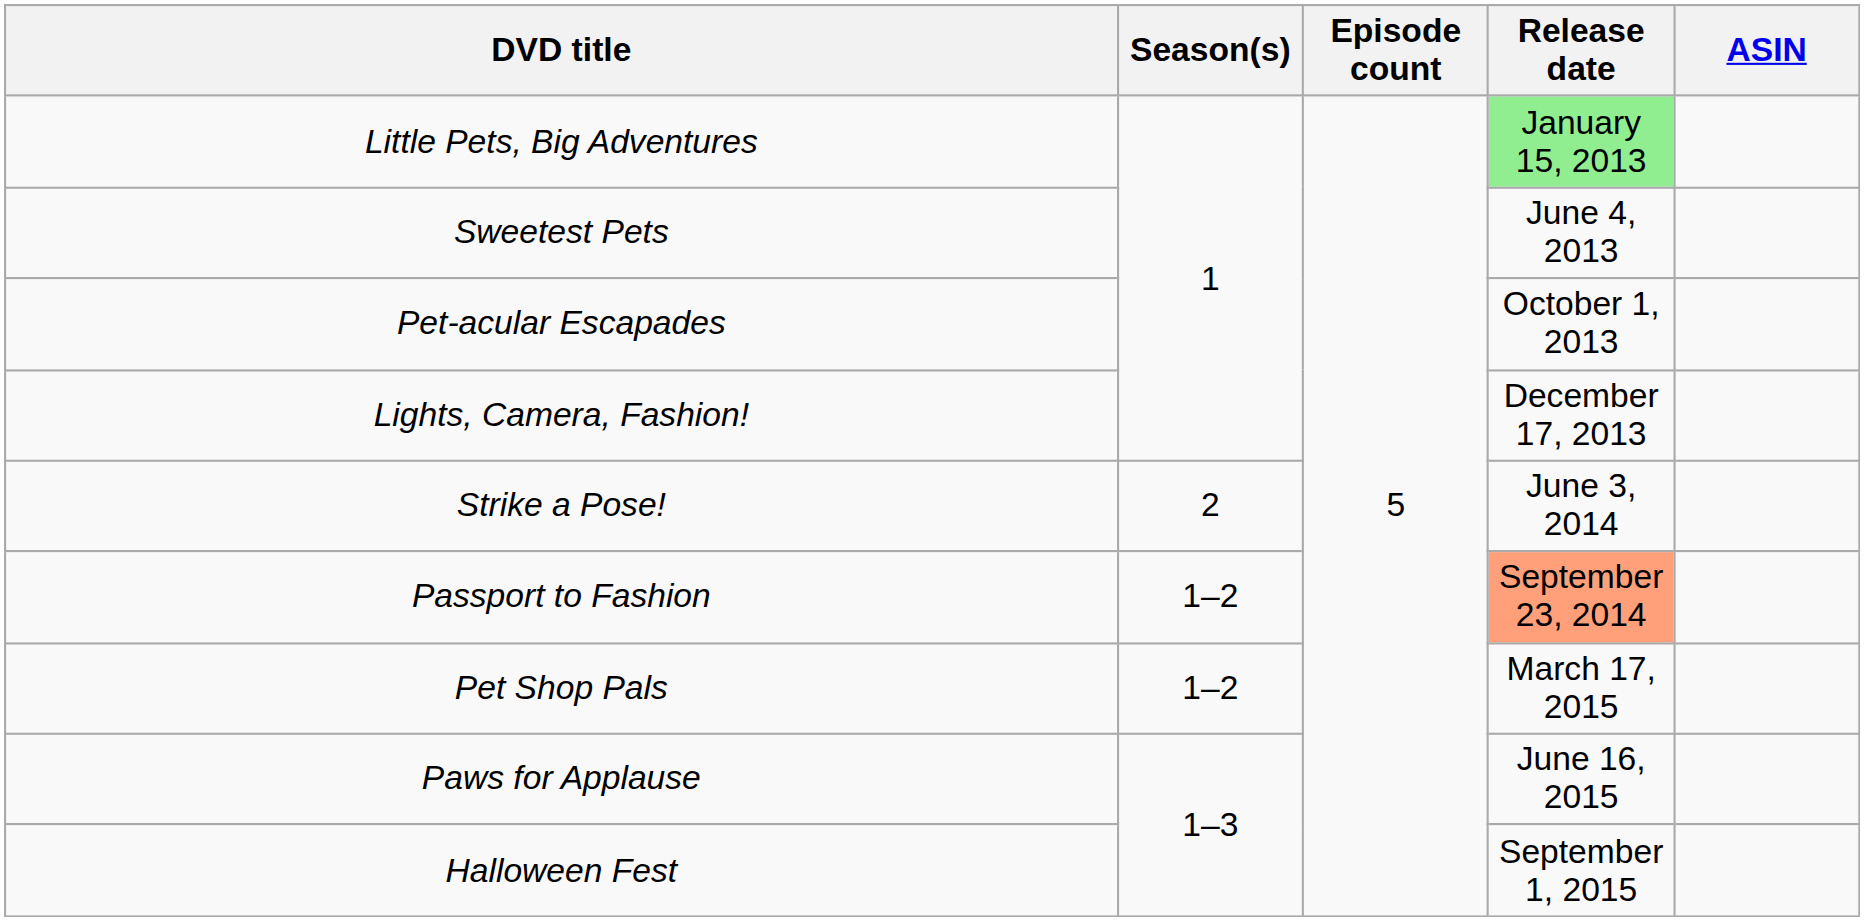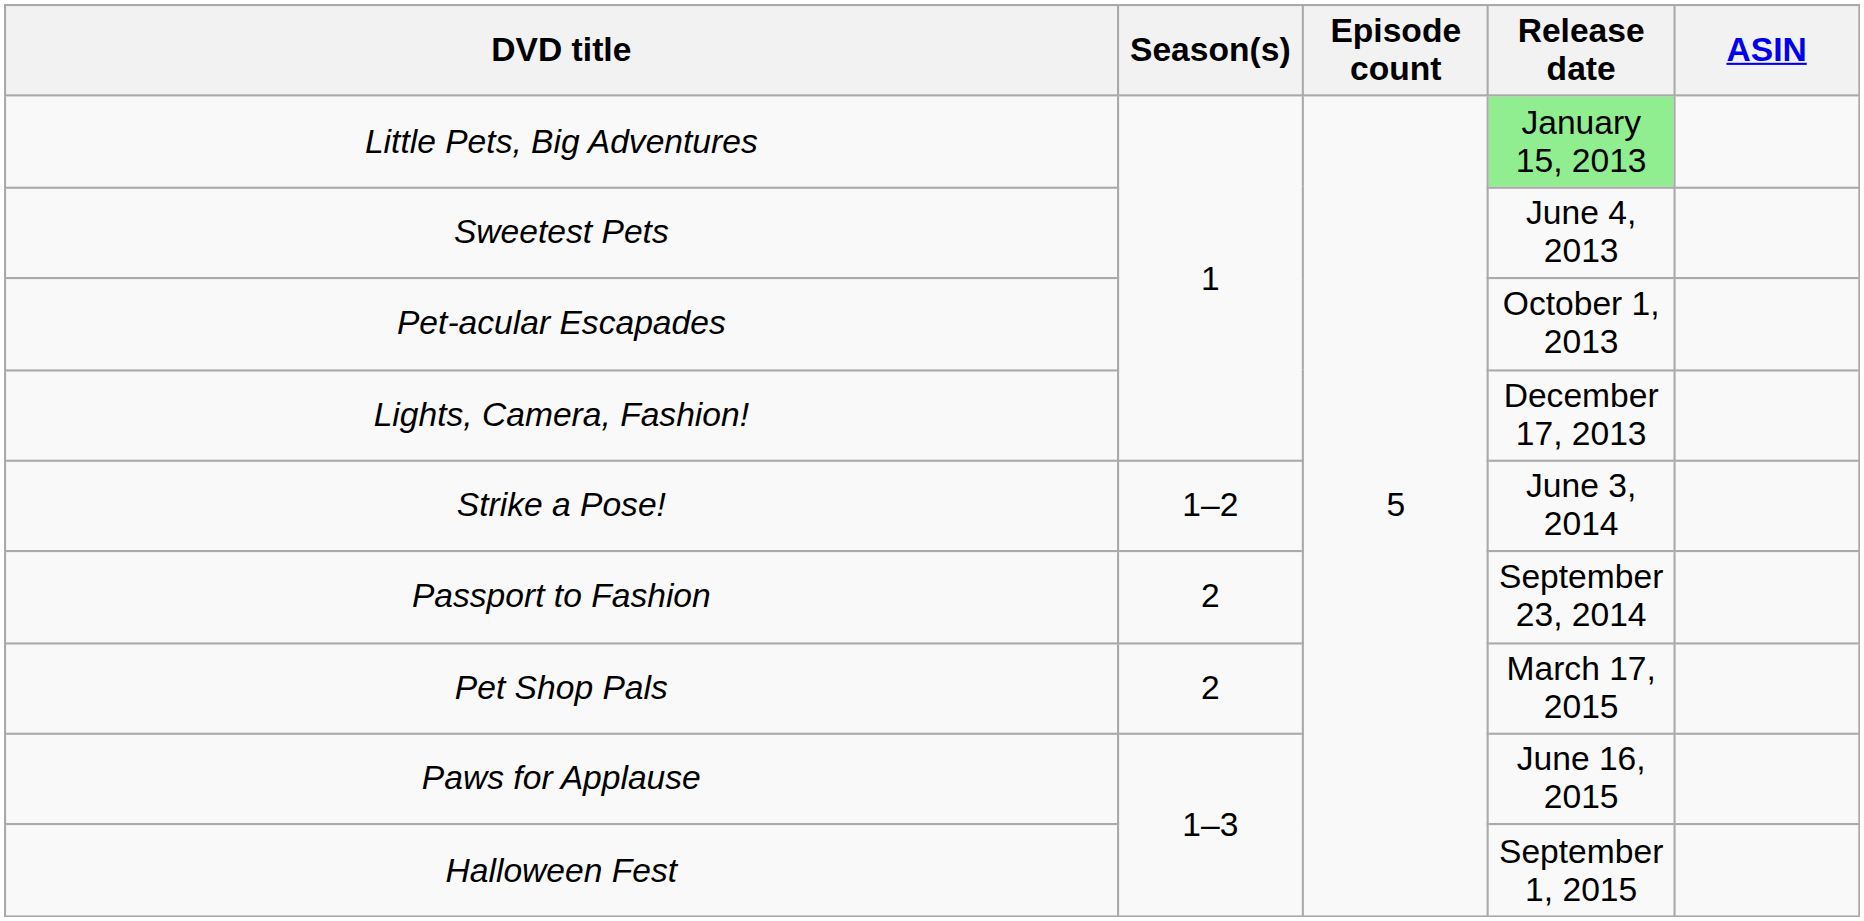(1210, 505) 2 -> (1210, 505) 1–2
(1210, 596) 1–2 -> (1210, 596) 2
(1581, 596) lightsalmon background -> (1581, 596) no background
(1210, 687) 1–2 -> (1210, 687) 2
